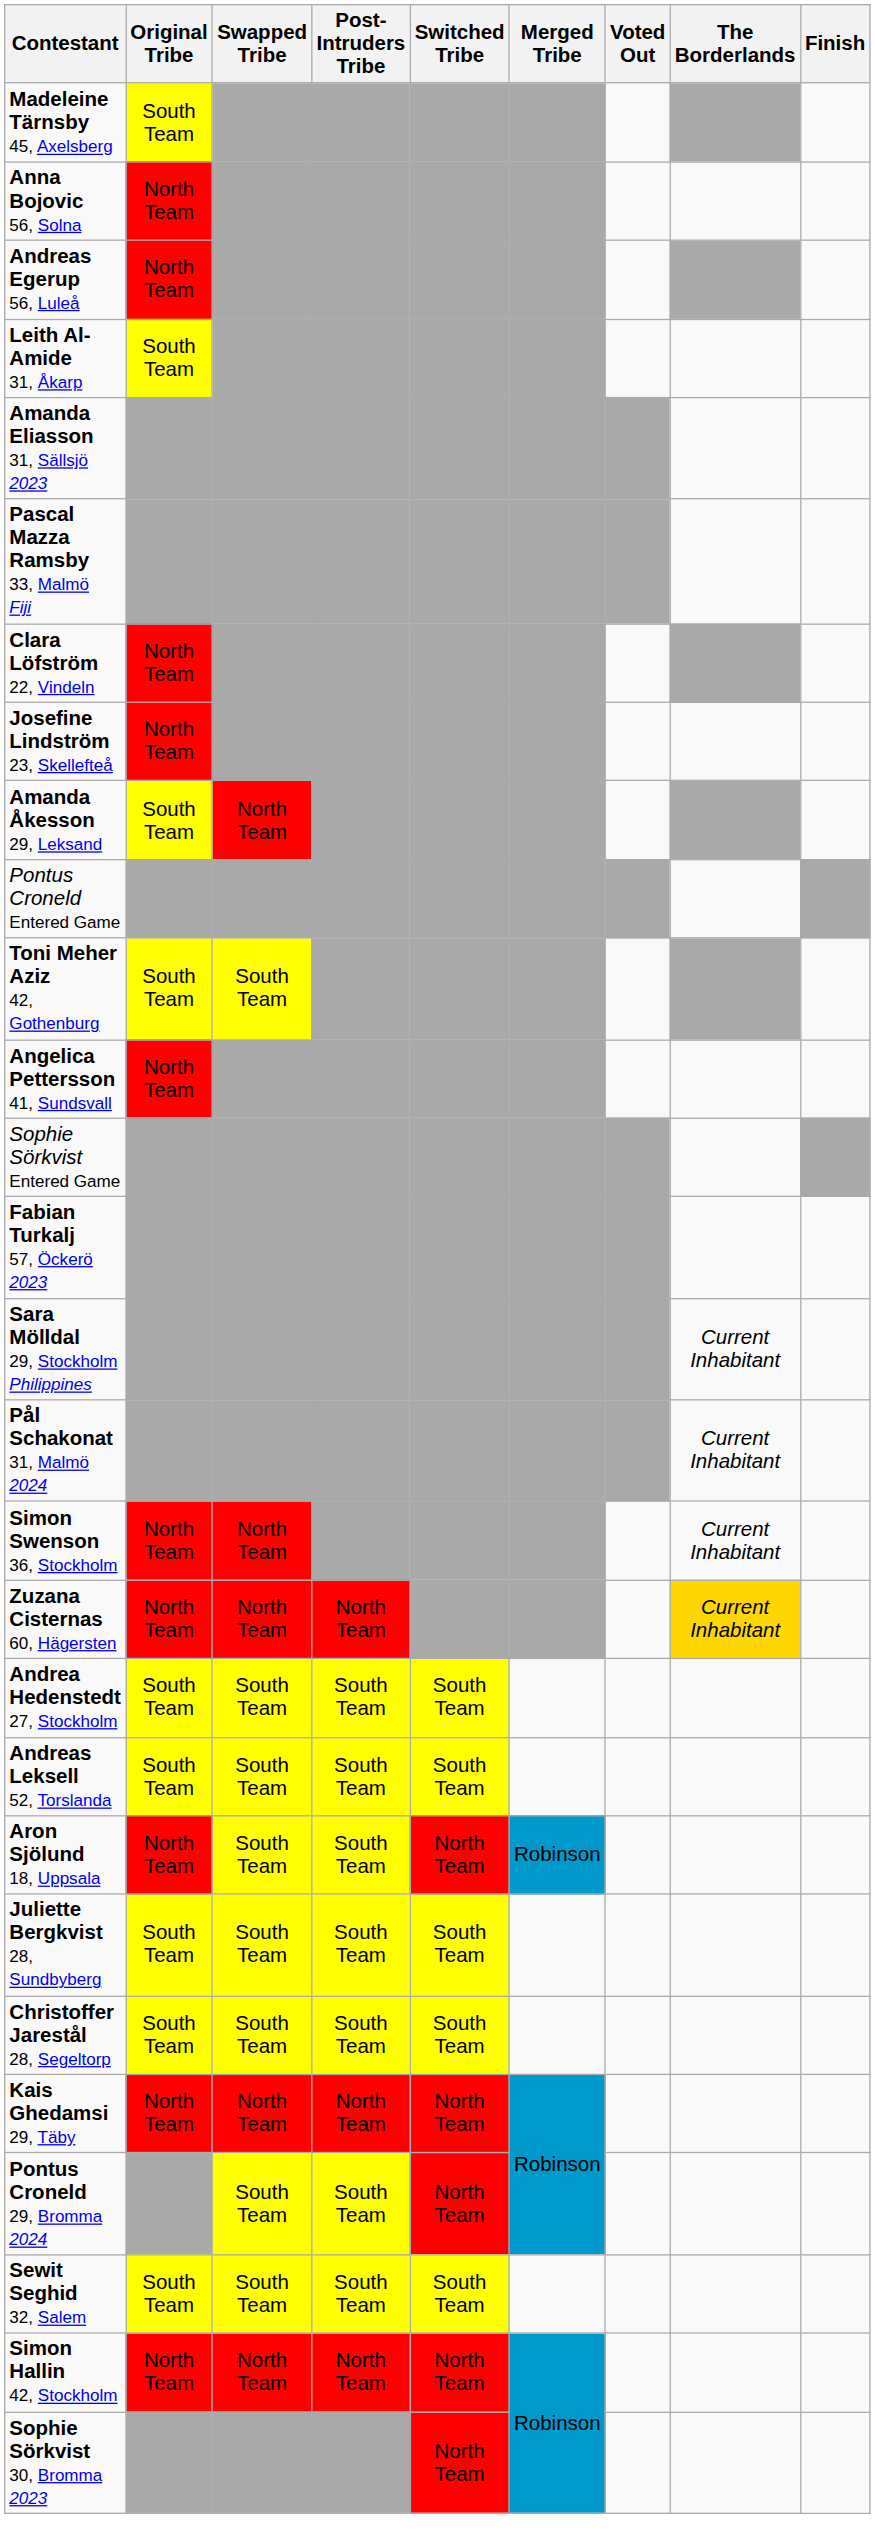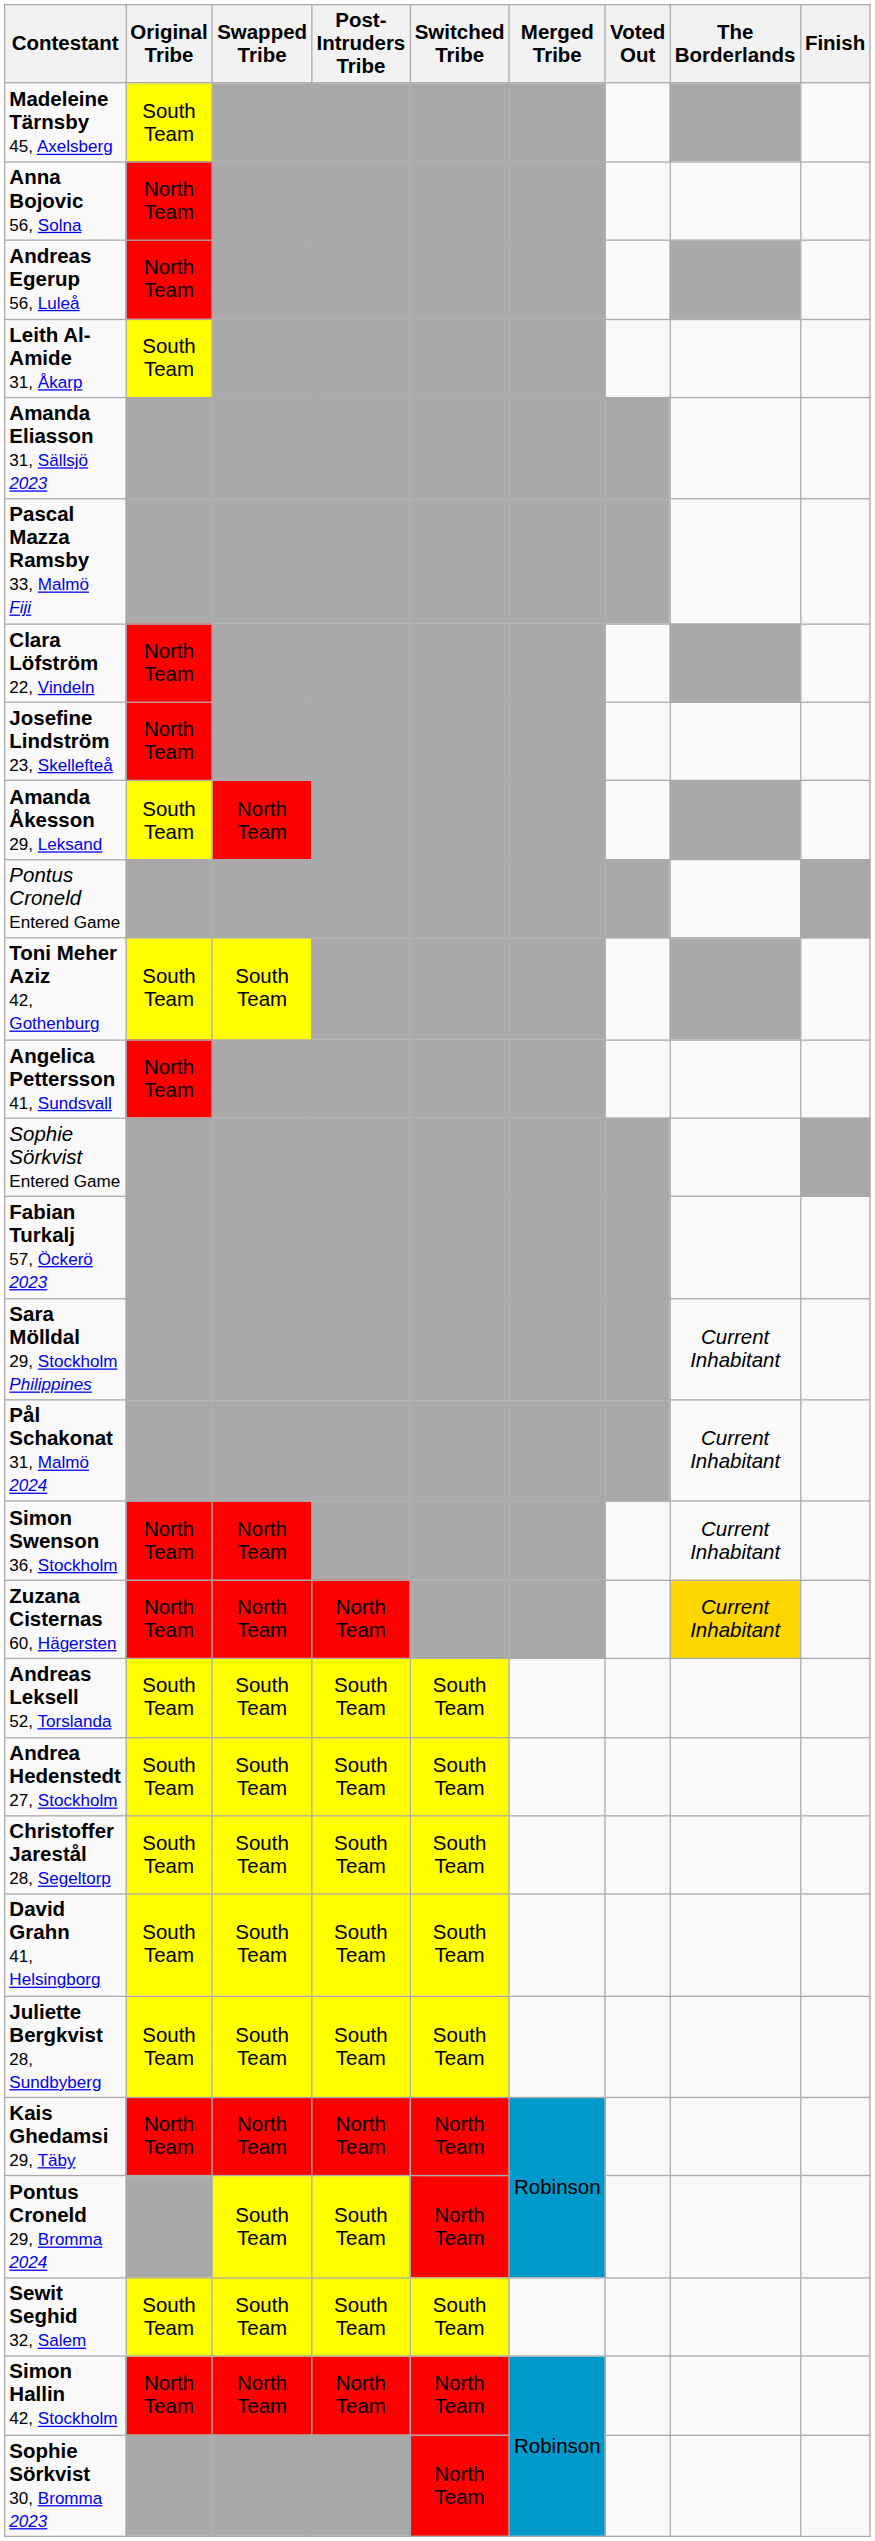rows swapped: (65, 1697) <-> (60, 1776)
- row: (55, 1854)
rows swapped: (62, 2034) <-> (56, 1944)
+ row: (55, 1944)
